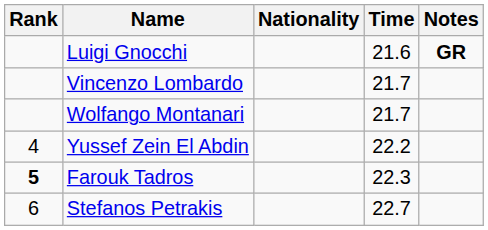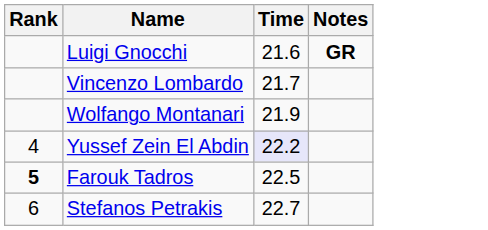- column: (309, 20)
(392, 114) 21.7 -> (281, 114) 21.9
(392, 146) no background -> (281, 146) lavender background
(392, 177) 22.3 -> (281, 177) 22.5
